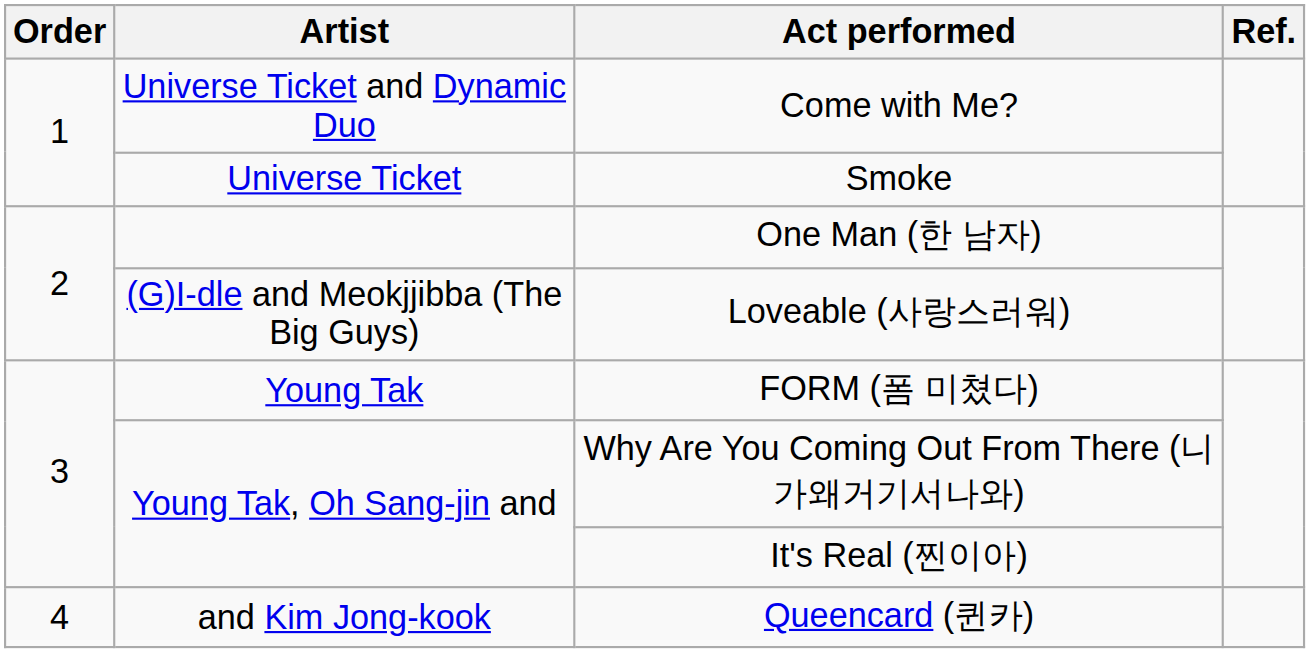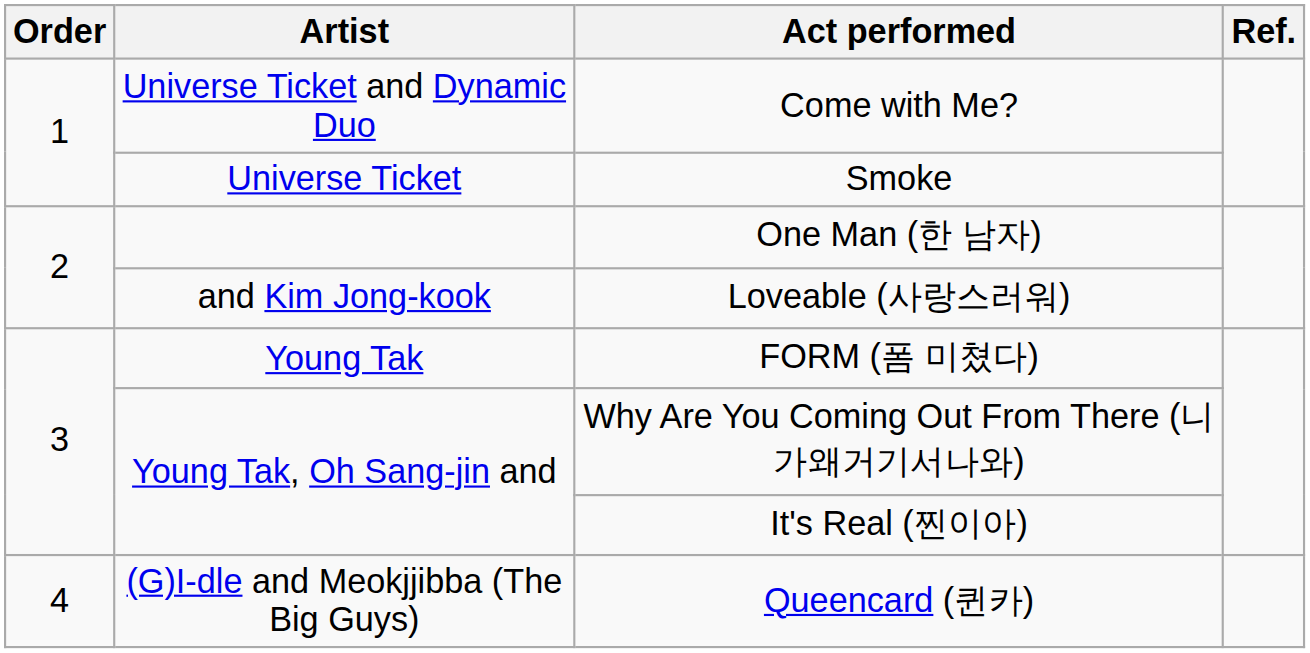(344, 313) (G)I-dle and Meokjjibba (The Big Guys) -> (344, 297) and Kim Jong-kook
(344, 616) and Kim Jong-kook -> (344, 600) (G)I-dle and Meokjjibba (The Big Guys)
